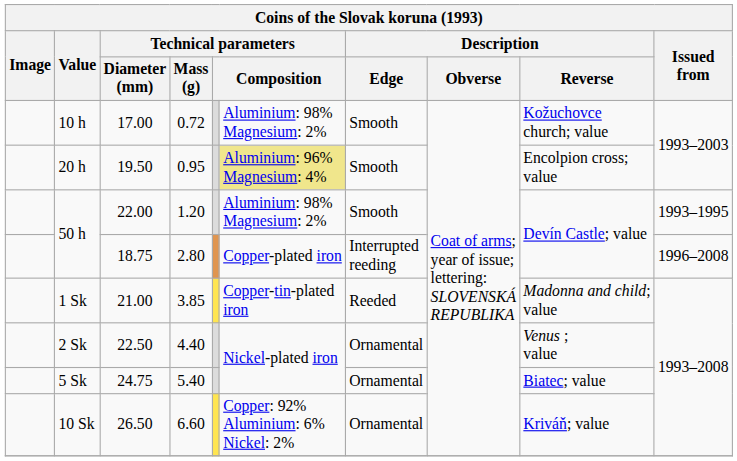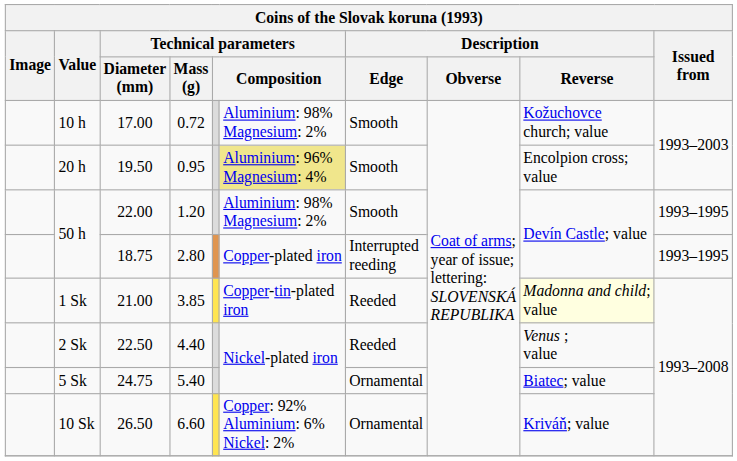(693, 256) 1996–2008 -> (693, 256) 1993–1995
(587, 300) no background -> (587, 300) lightyellow background
(386, 344) Ornamental -> (373, 344) Reeded
